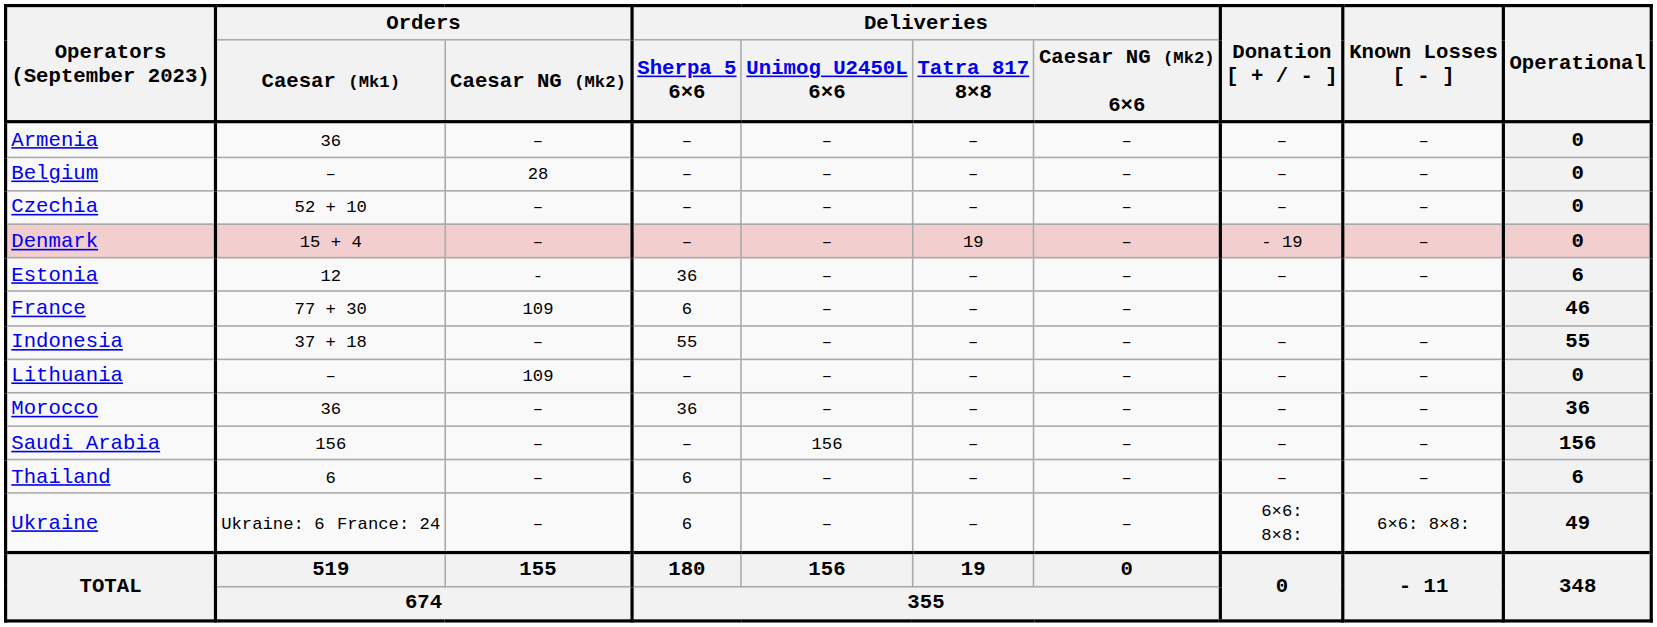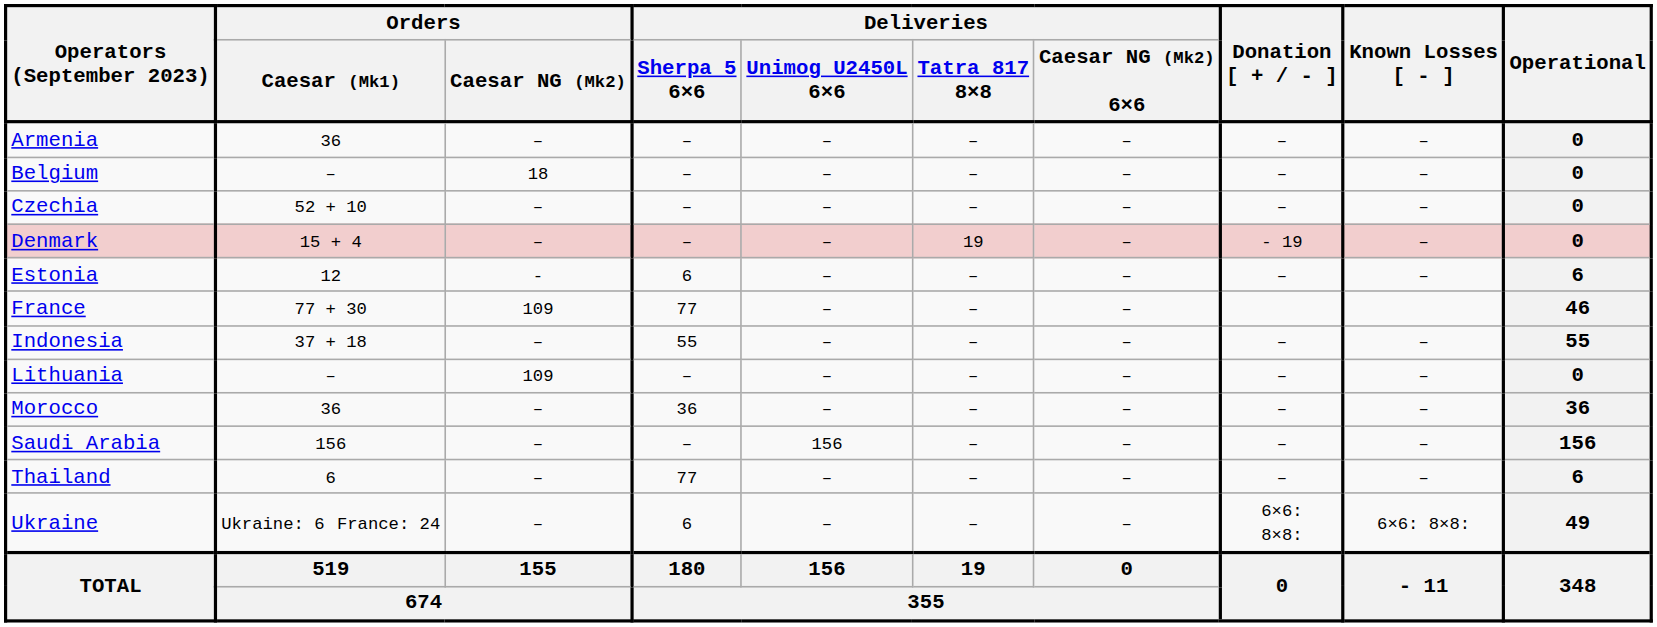(538, 174) 28 -> (538, 174) 18
(687, 275) 36 -> (687, 275) 6
(687, 309) 6 -> (687, 309) 77
(687, 478) 6 -> (687, 478) 77
